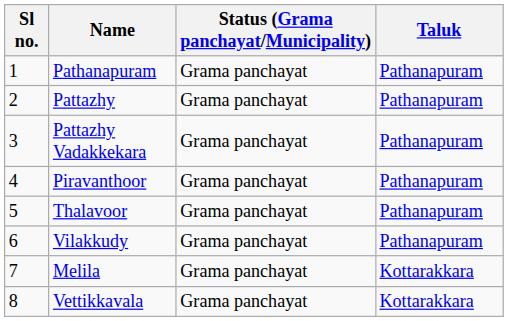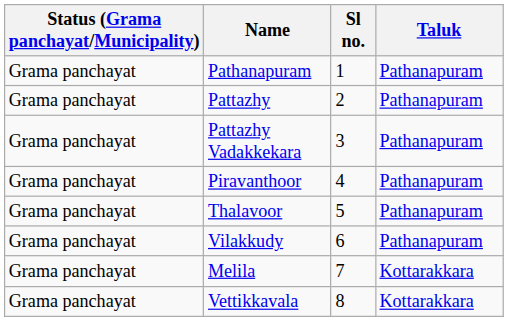columns swapped: (27, 30) <-> (276, 30)
